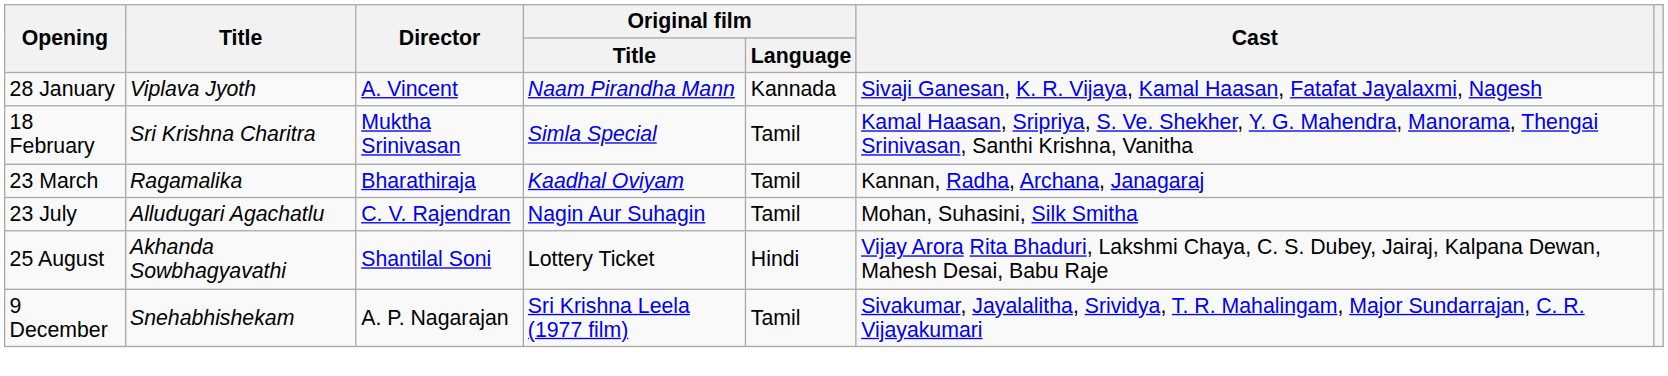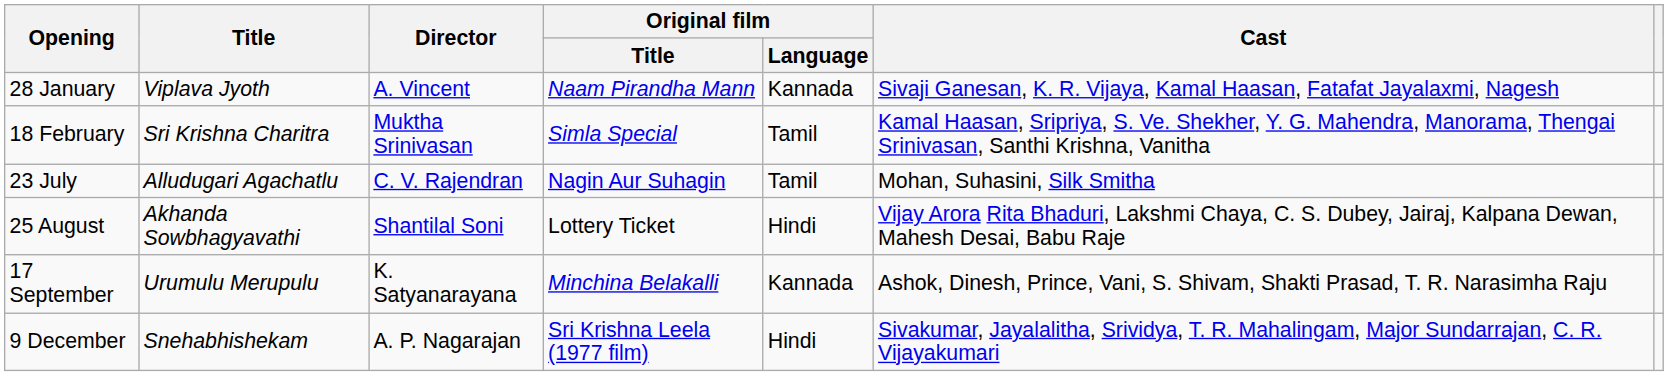- row: (54, 180)
+ row: (62, 283)
(776, 317) Tamil -> (792, 341) Hindi
